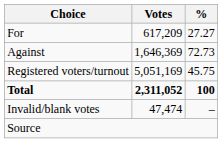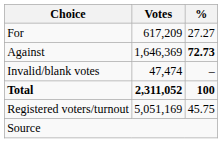(201, 52) normal -> (201, 52) bold
rows swapped: (53, 109) <-> (68, 71)
